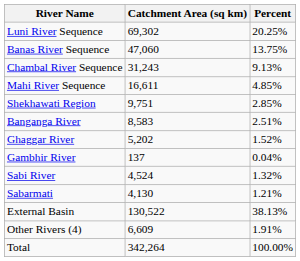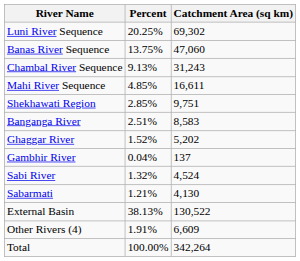columns swapped: (187, 13) <-> (273, 13)
